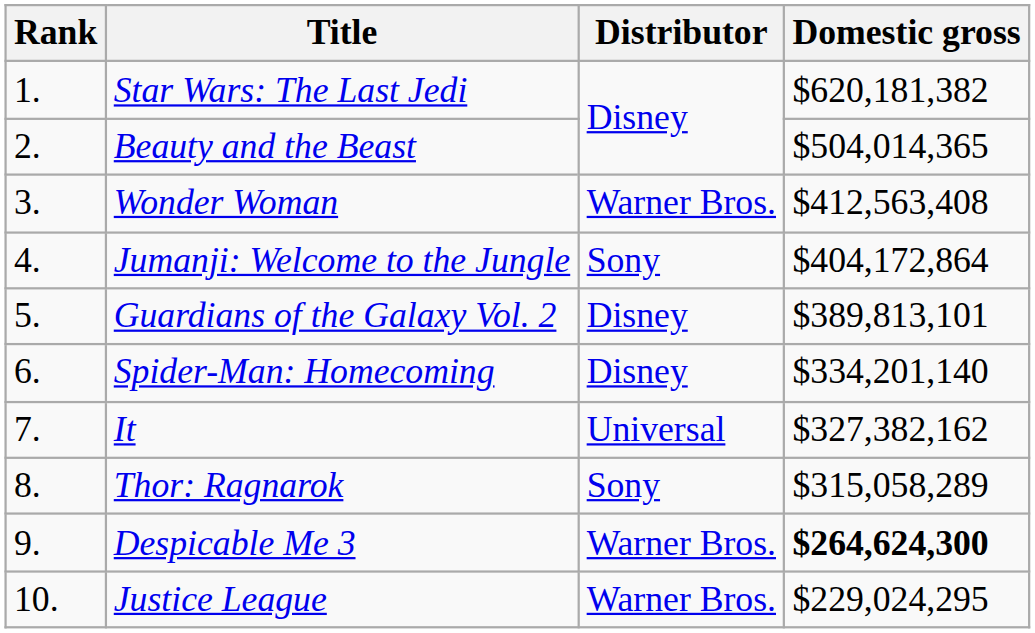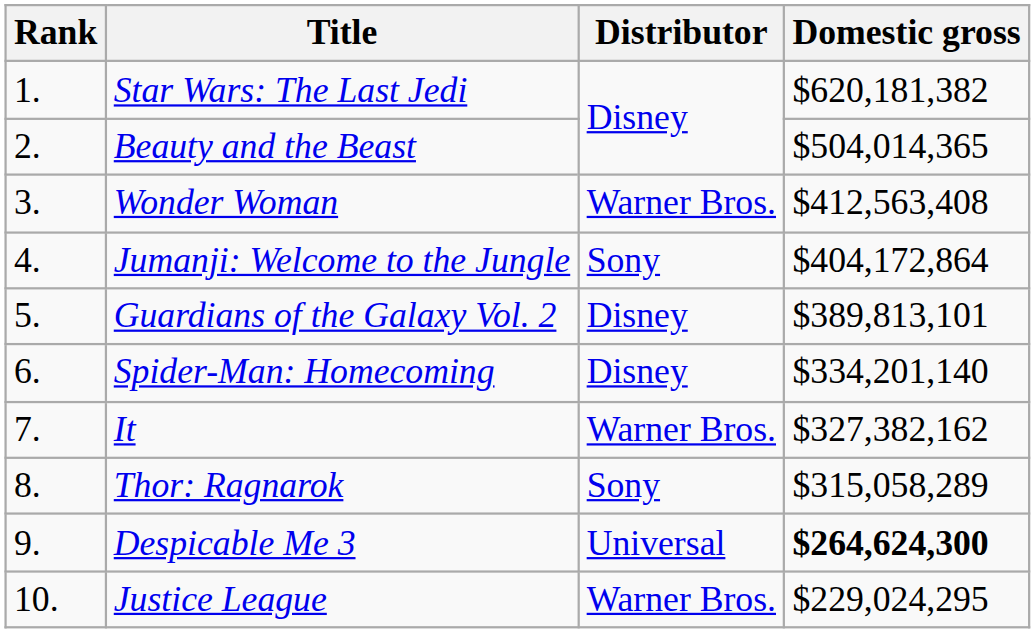(656, 428) Universal -> (681, 428) Warner Bros.
(681, 542) Warner Bros. -> (656, 542) Universal
